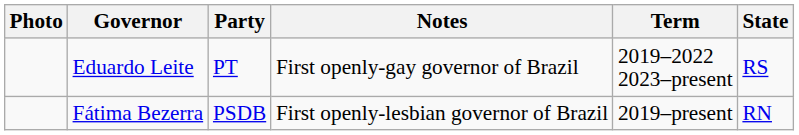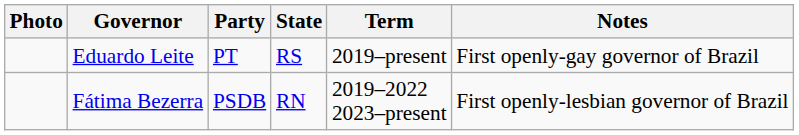columns swapped: (765, 21) <-> (442, 21)
(675, 67) 2019–2022 2023–present -> (389, 55) 2019–present
(675, 112) 2019–present -> (389, 100) 2019–2022 2023–present
